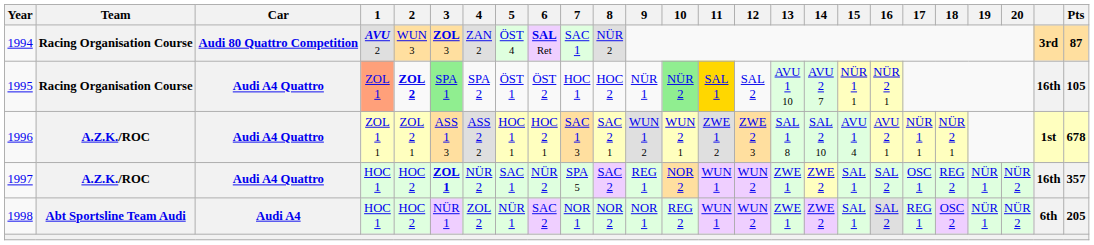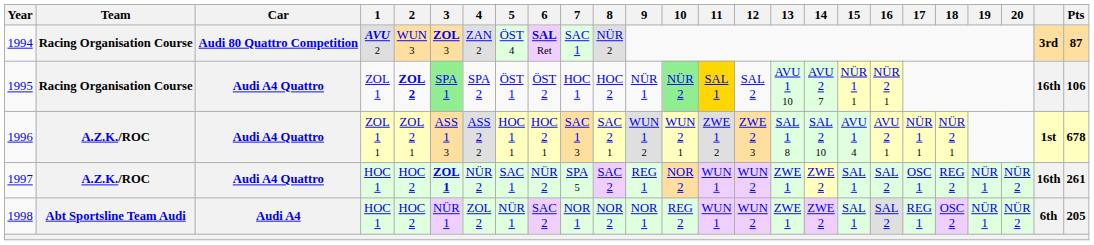(377, 86) lightsalmon background -> (377, 86) no background
(1076, 86) 105 -> (1076, 86) 106
(1076, 179) 357 -> (1076, 179) 261
